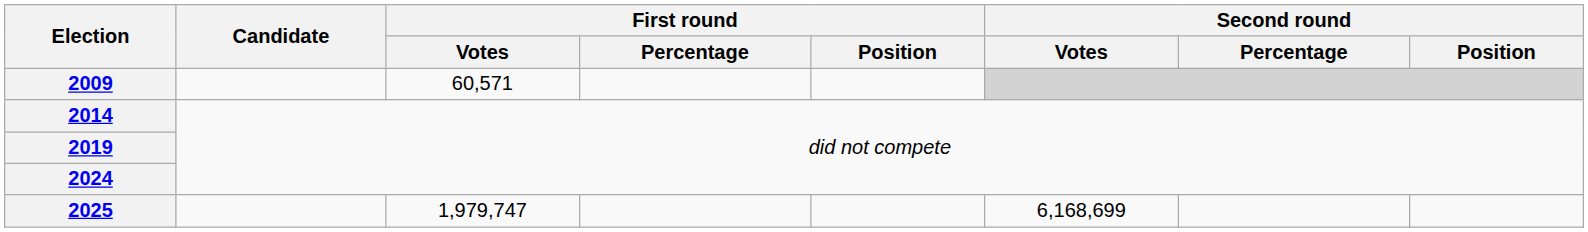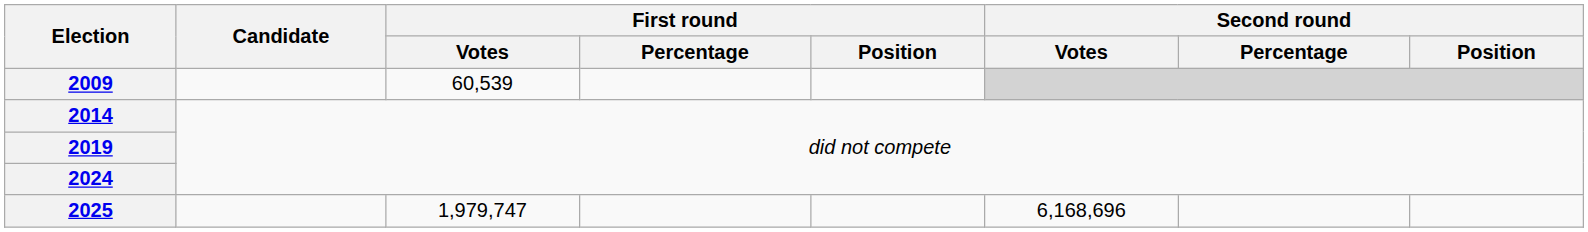(482, 83) 60,571 -> (482, 83) 60,539
(1081, 210) 6,168,699 -> (1081, 210) 6,168,696
